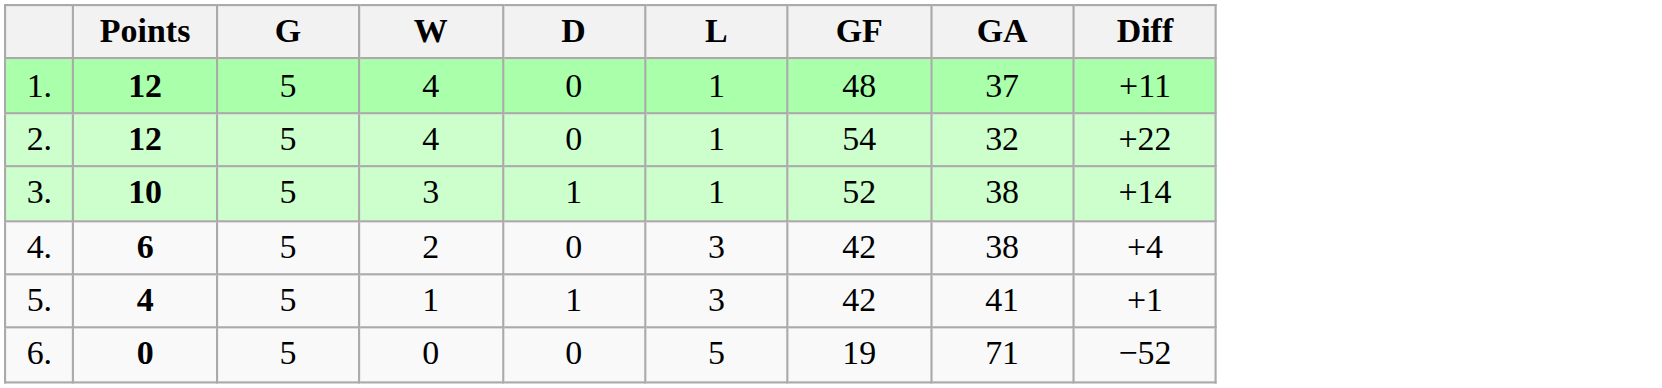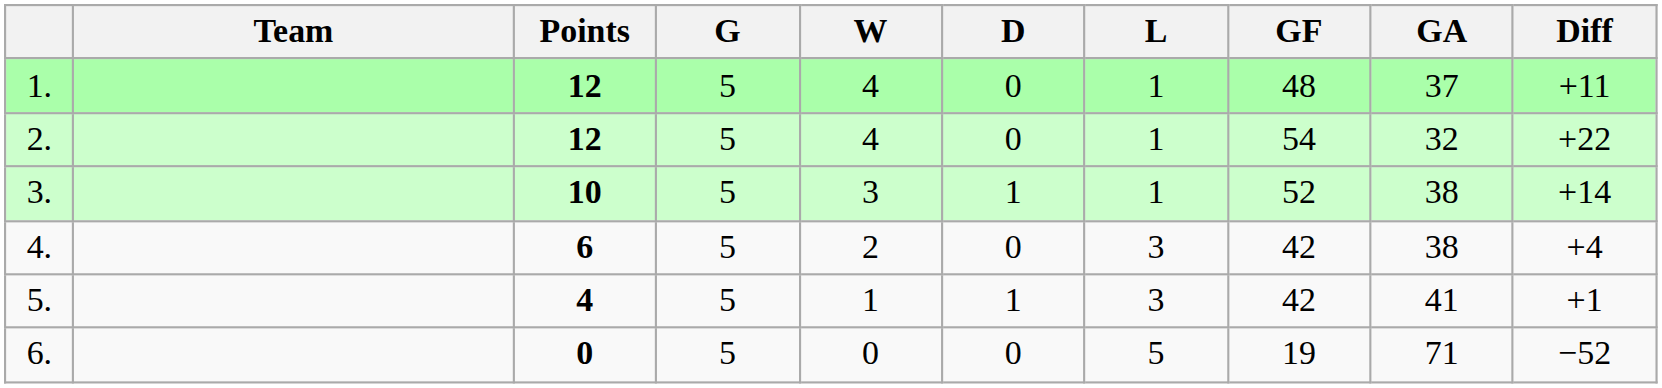+ column: (293, 31)
